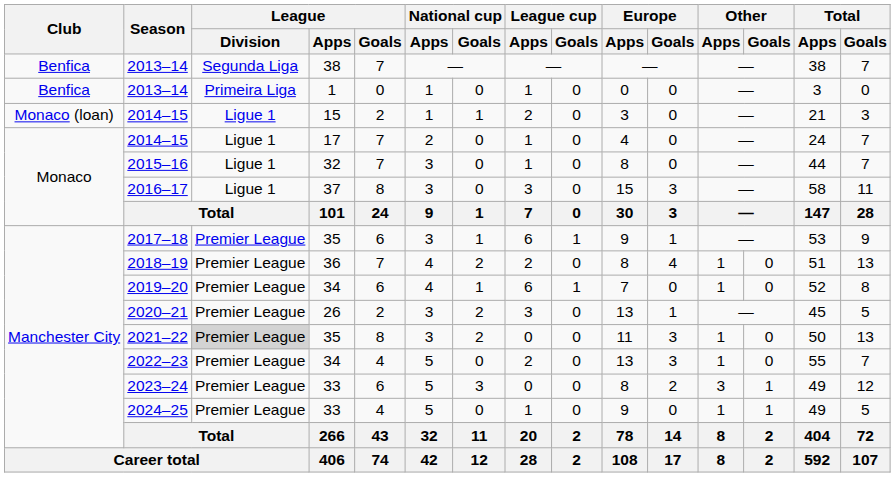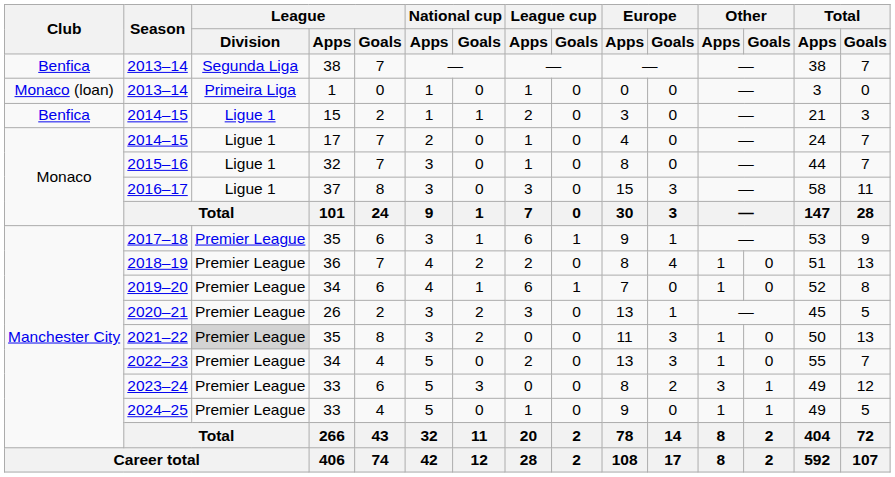(64, 90) Benfica -> (64, 90) Monaco (loan)
(64, 115) Monaco (loan) -> (64, 115) Benfica
